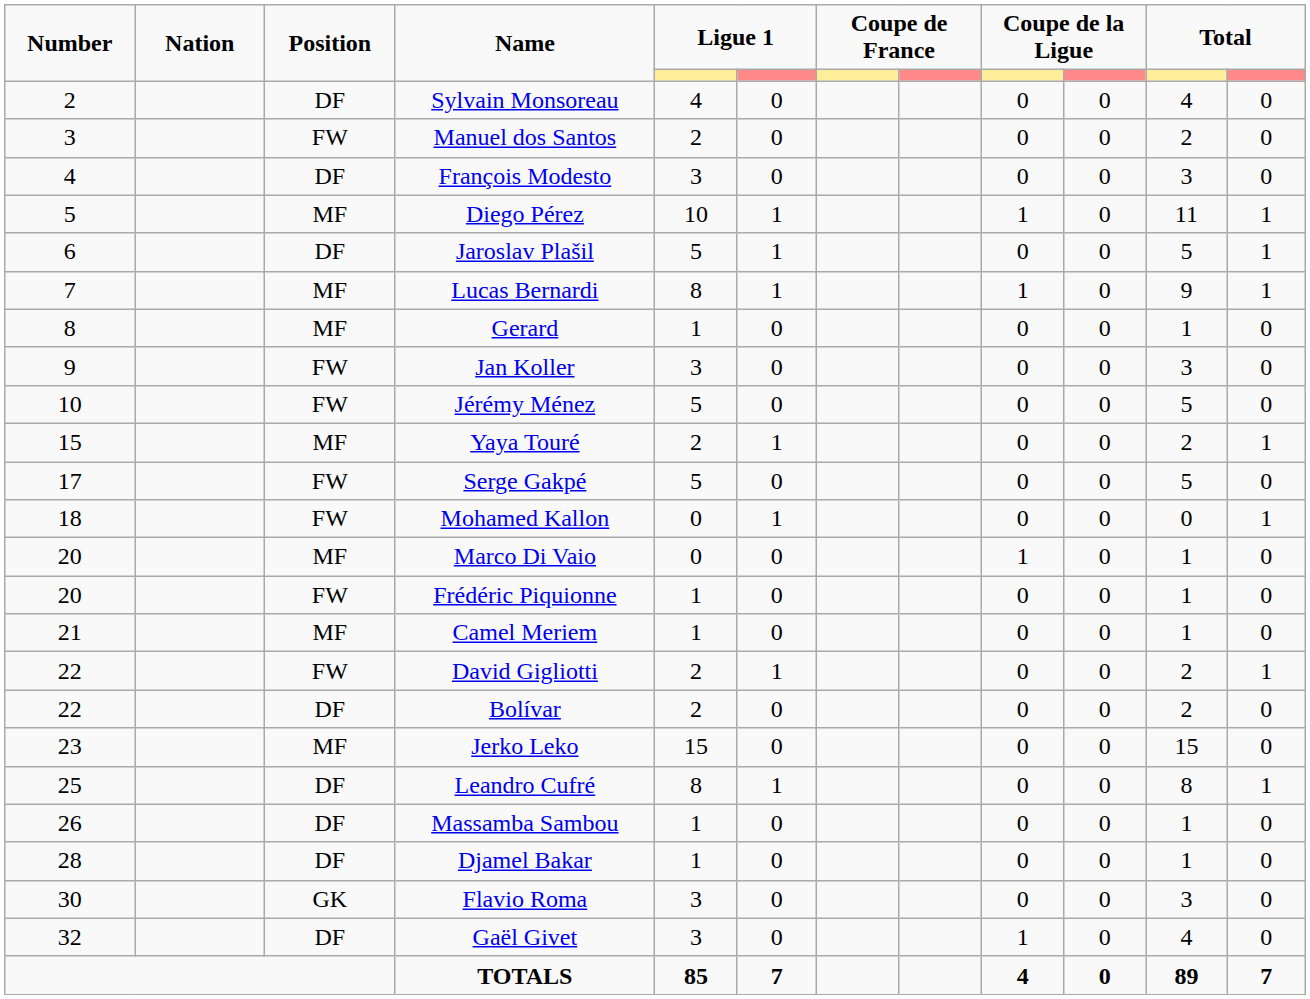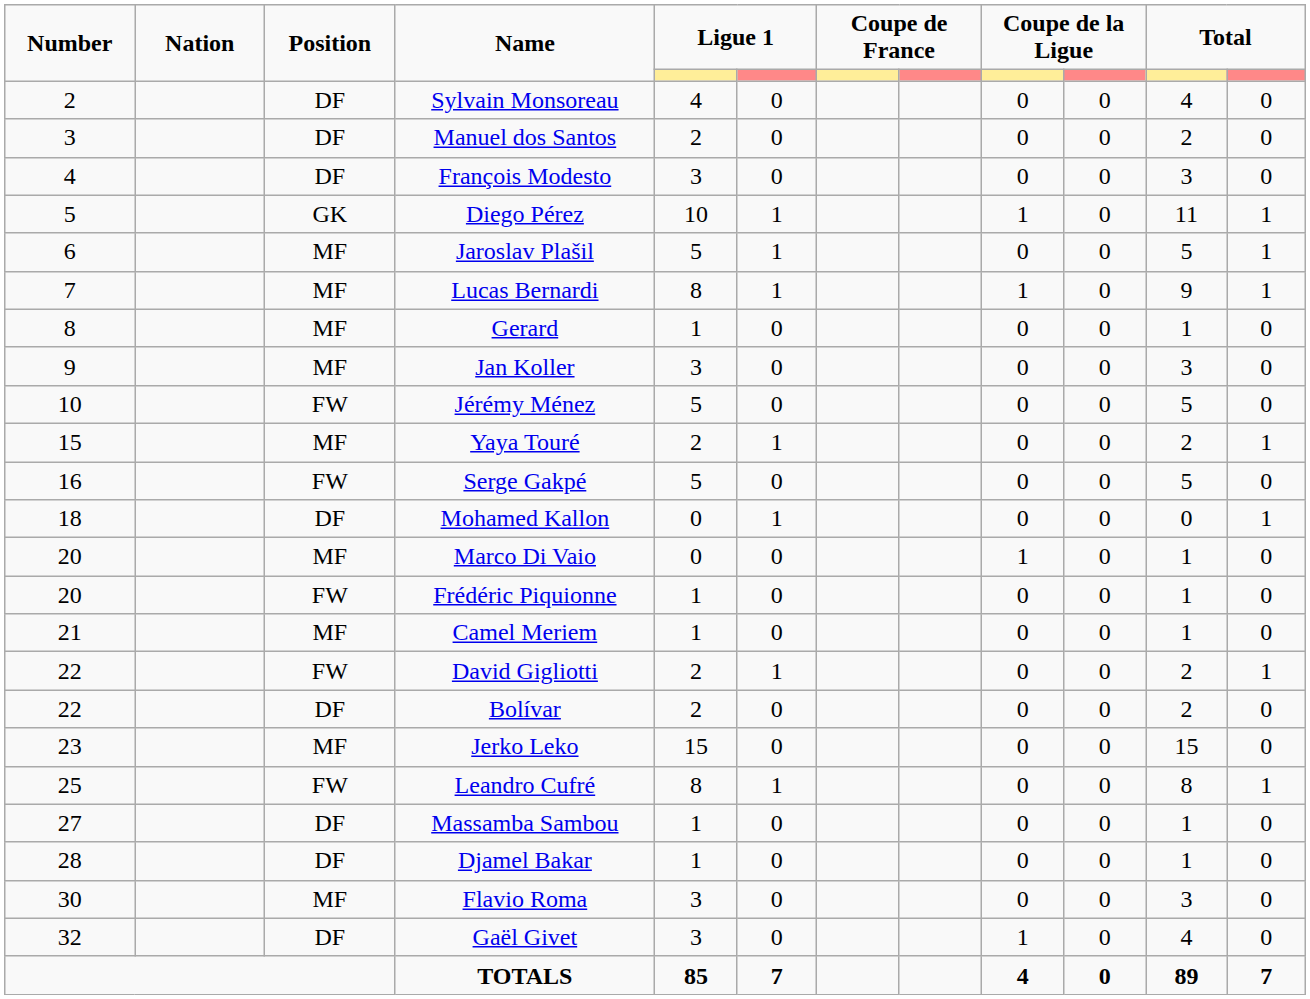(330, 137) FW -> (330, 137) DF
(330, 213) MF -> (330, 213) GK
(330, 251) DF -> (330, 251) MF
(330, 366) FW -> (330, 366) MF
(70, 480) 17 -> (70, 480) 16
(330, 518) FW -> (330, 518) DF
(330, 784) DF -> (330, 784) FW
(70, 822) 26 -> (70, 822) 27
(330, 898) GK -> (330, 898) MF
